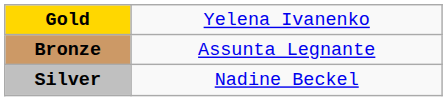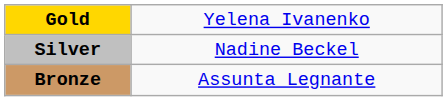rows swapped: (68, 80) <-> (68, 50)
